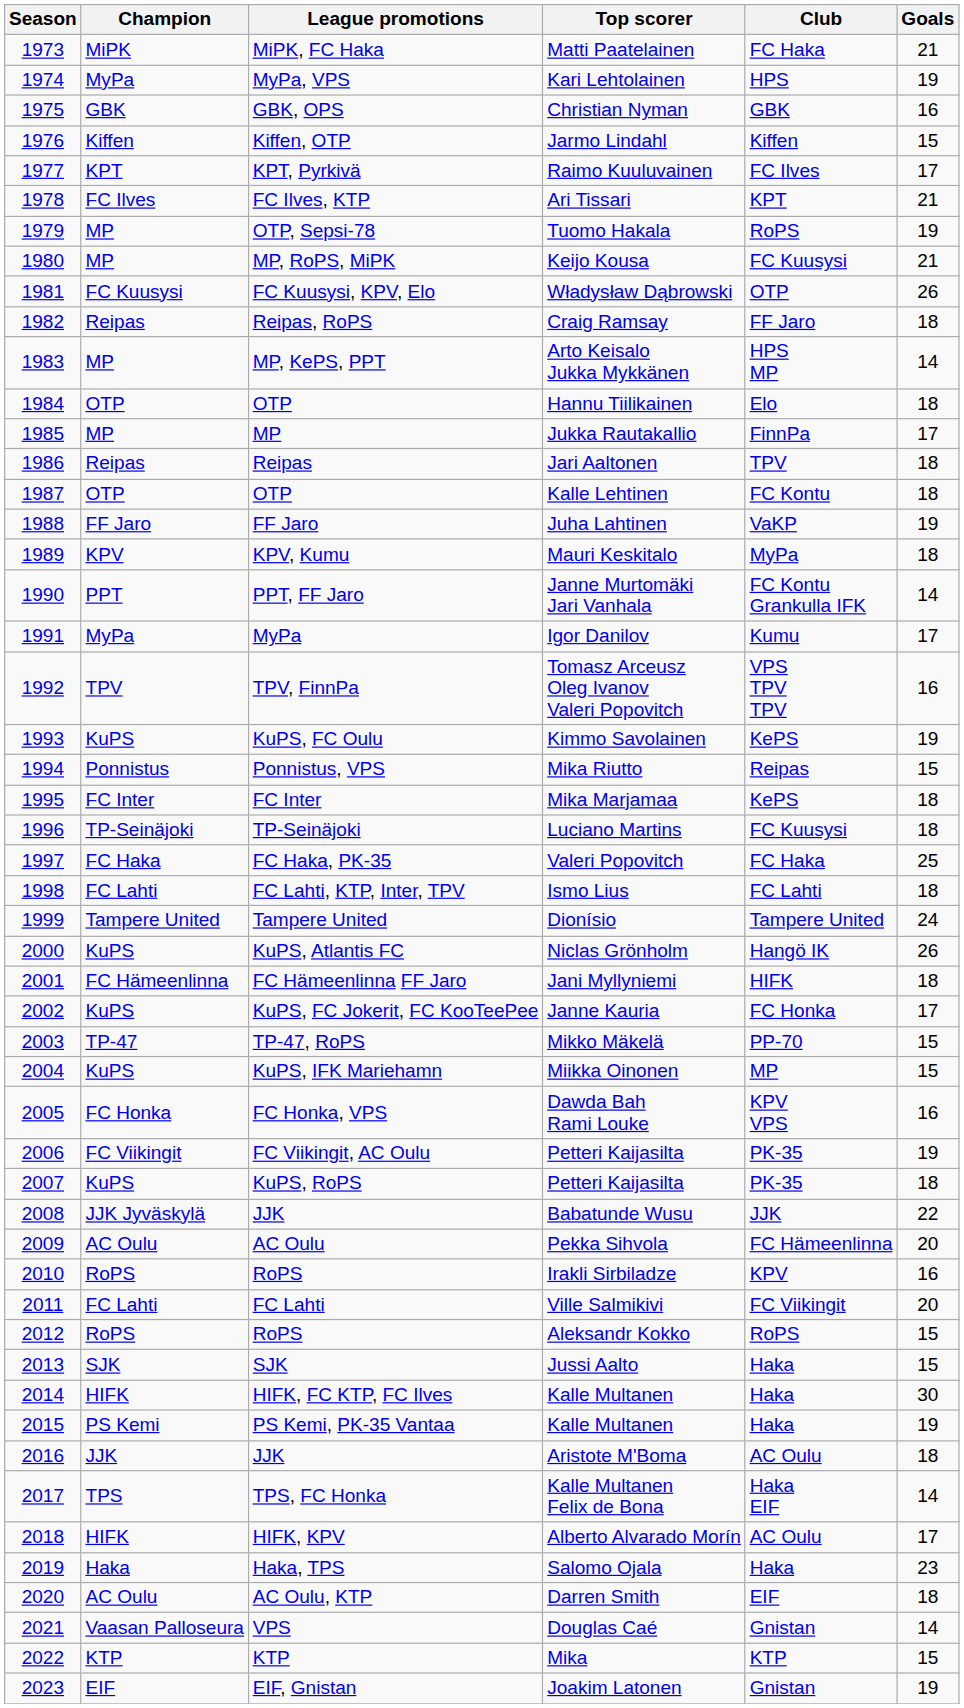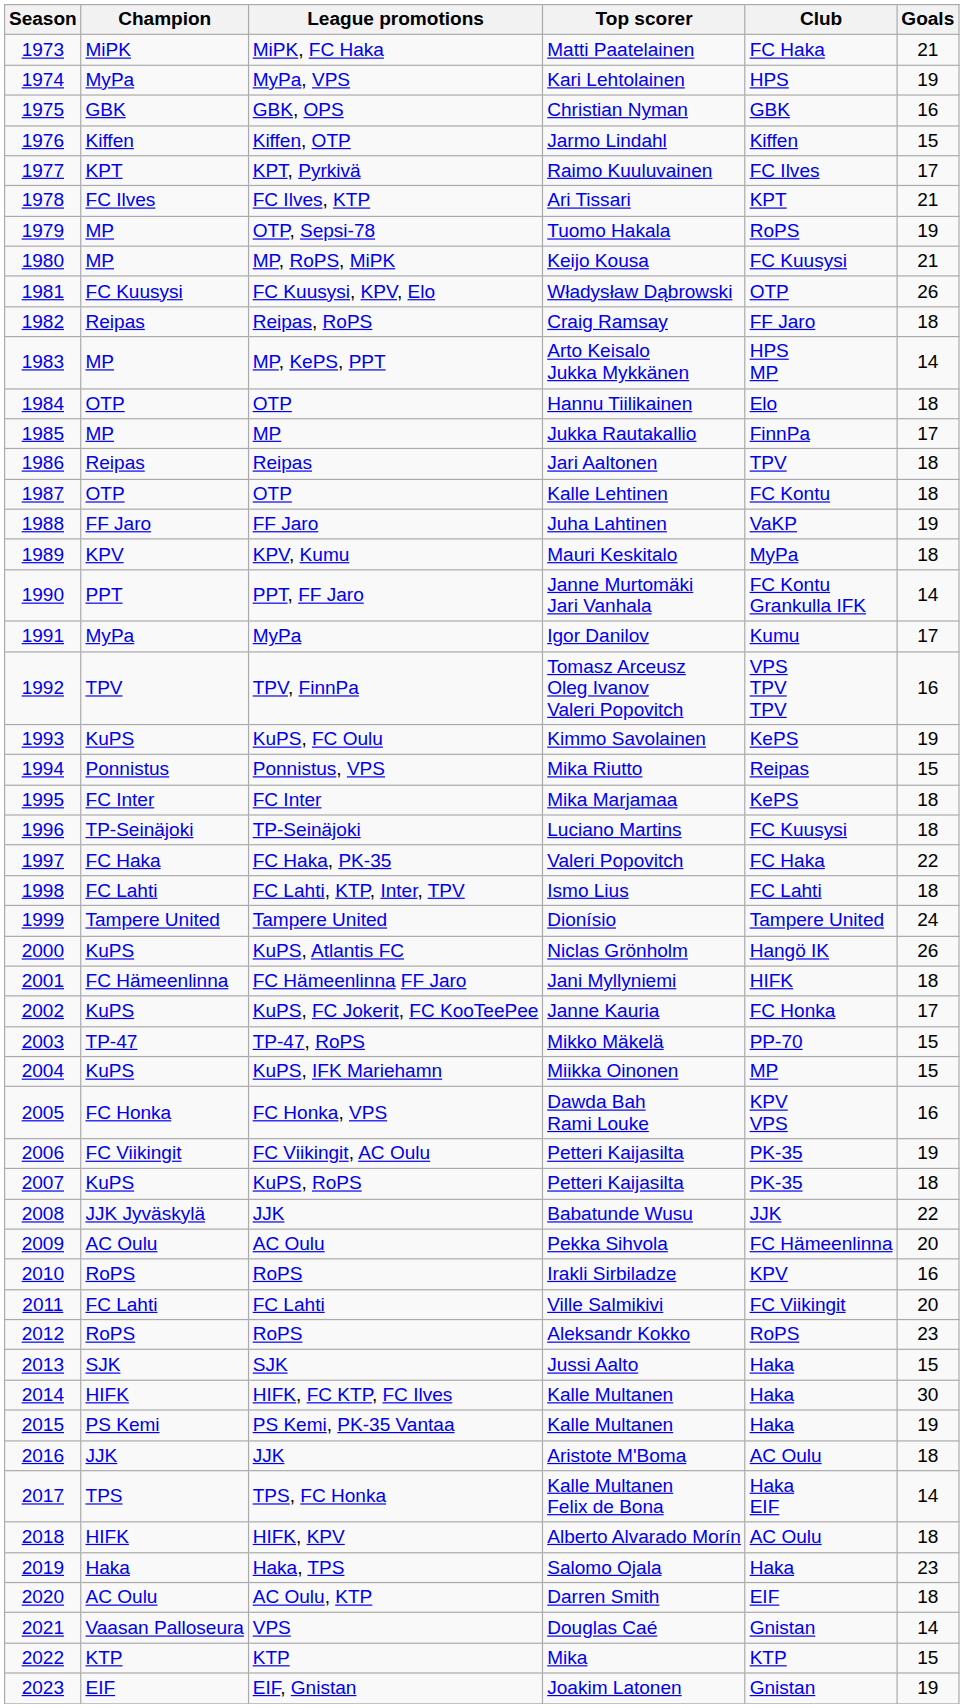(928, 860) 25 -> (928, 860) 22
(928, 1334) 15 -> (928, 1334) 23
(928, 1537) 17 -> (928, 1537) 18
